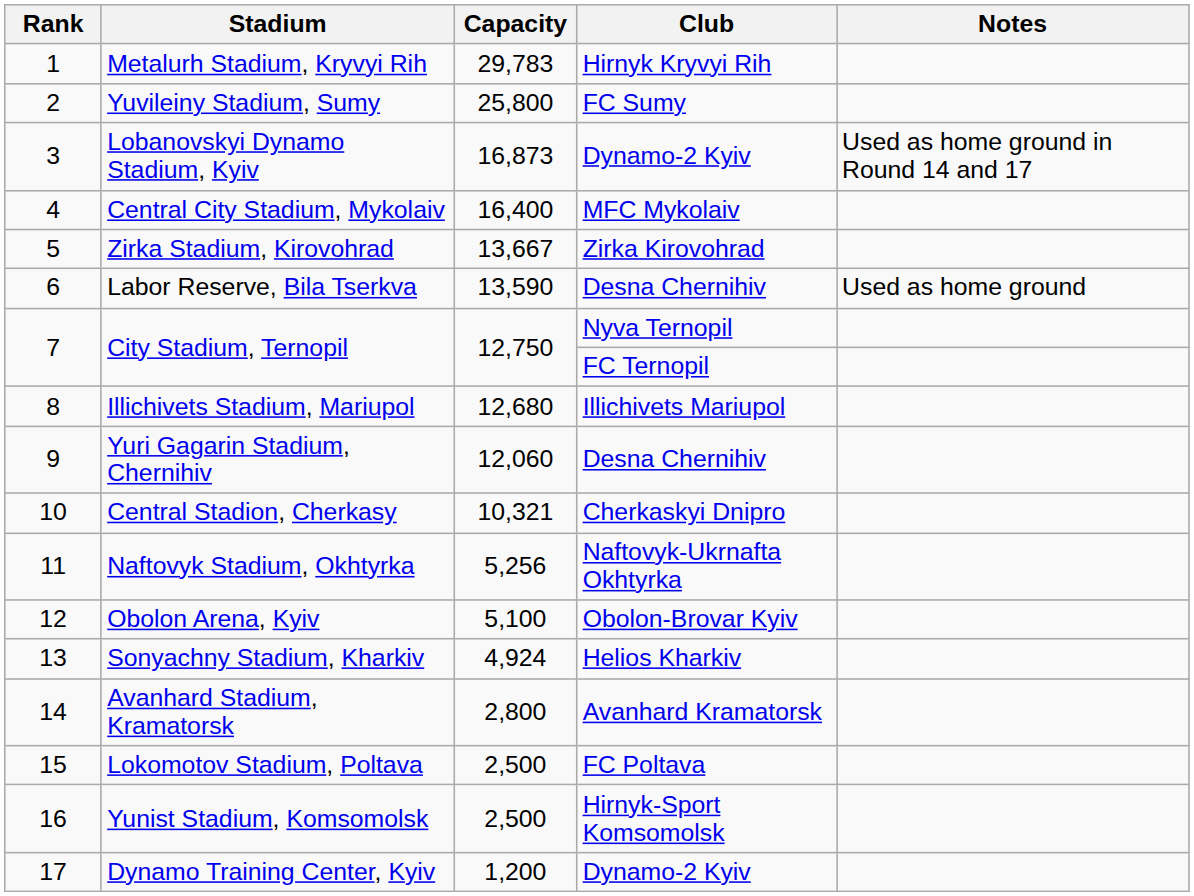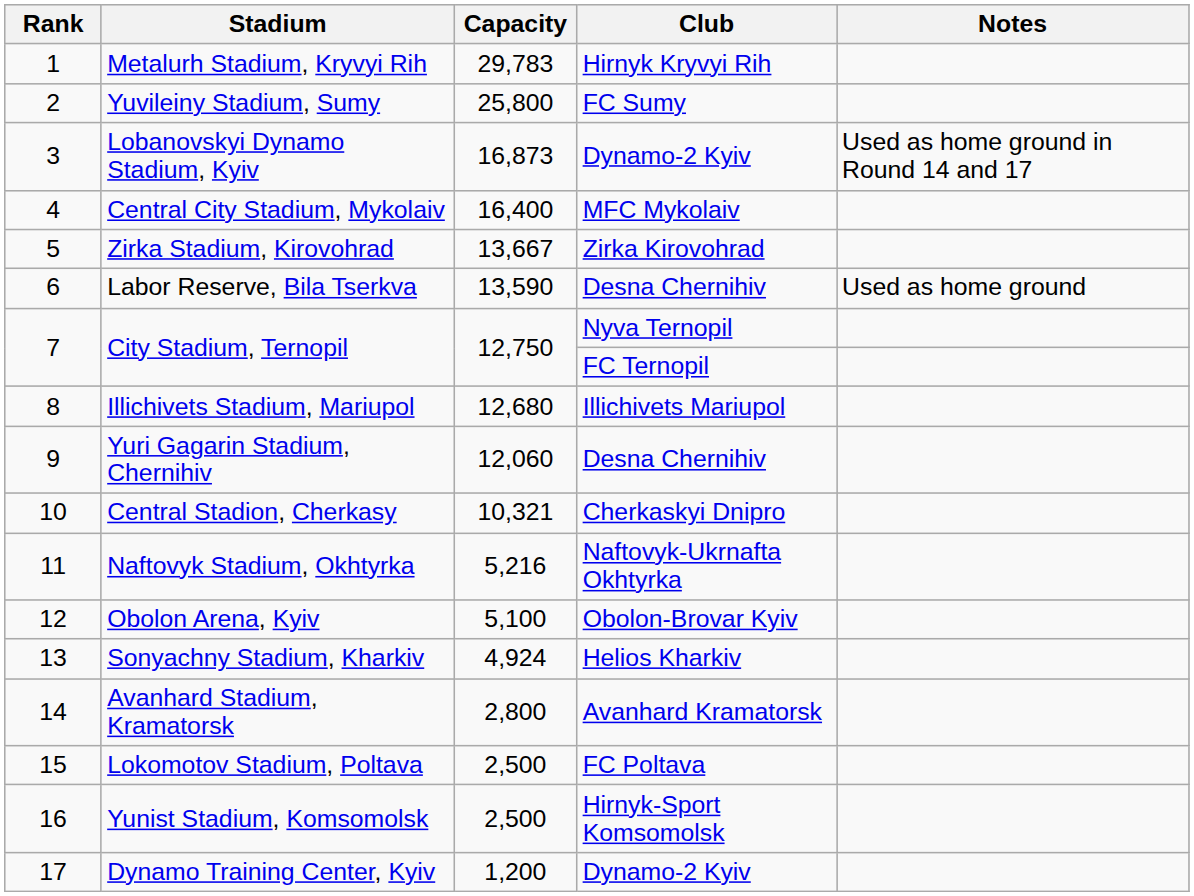(515, 565) 5,256 -> (515, 565) 5,216
